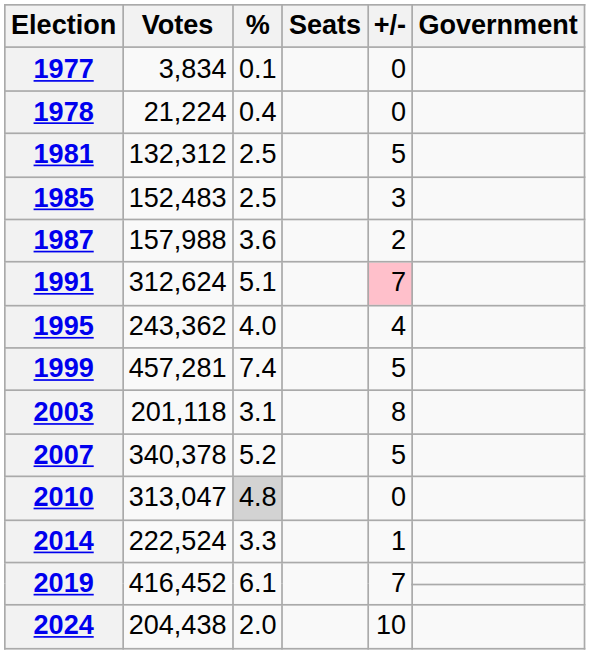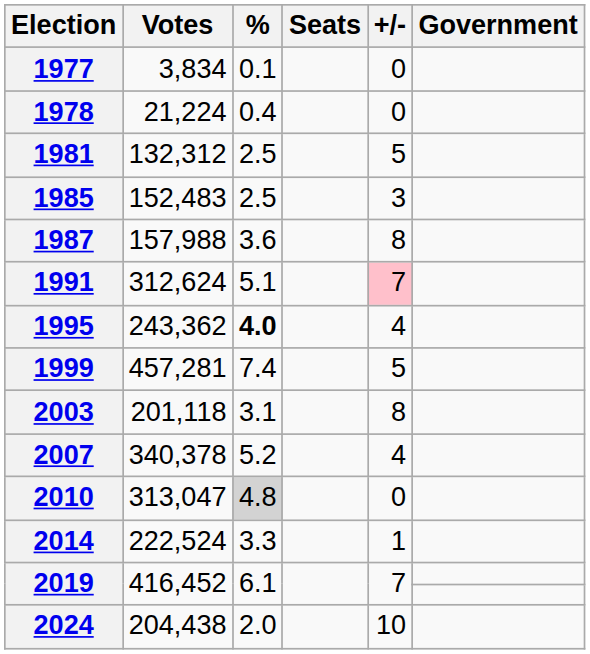(398, 240) 2 -> (398, 240) 8
(258, 326) normal -> (258, 326) bold
(398, 454) 5 -> (398, 454) 4
